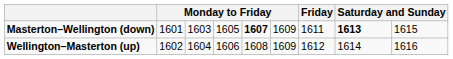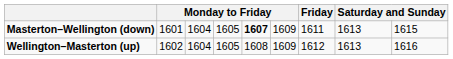(199, 29) 1603 -> (199, 29) 1604
(349, 29) bold -> (349, 29) normal
(228, 46) 1606 -> (228, 46) 1605
(349, 46) 1614 -> (349, 46) 1613
